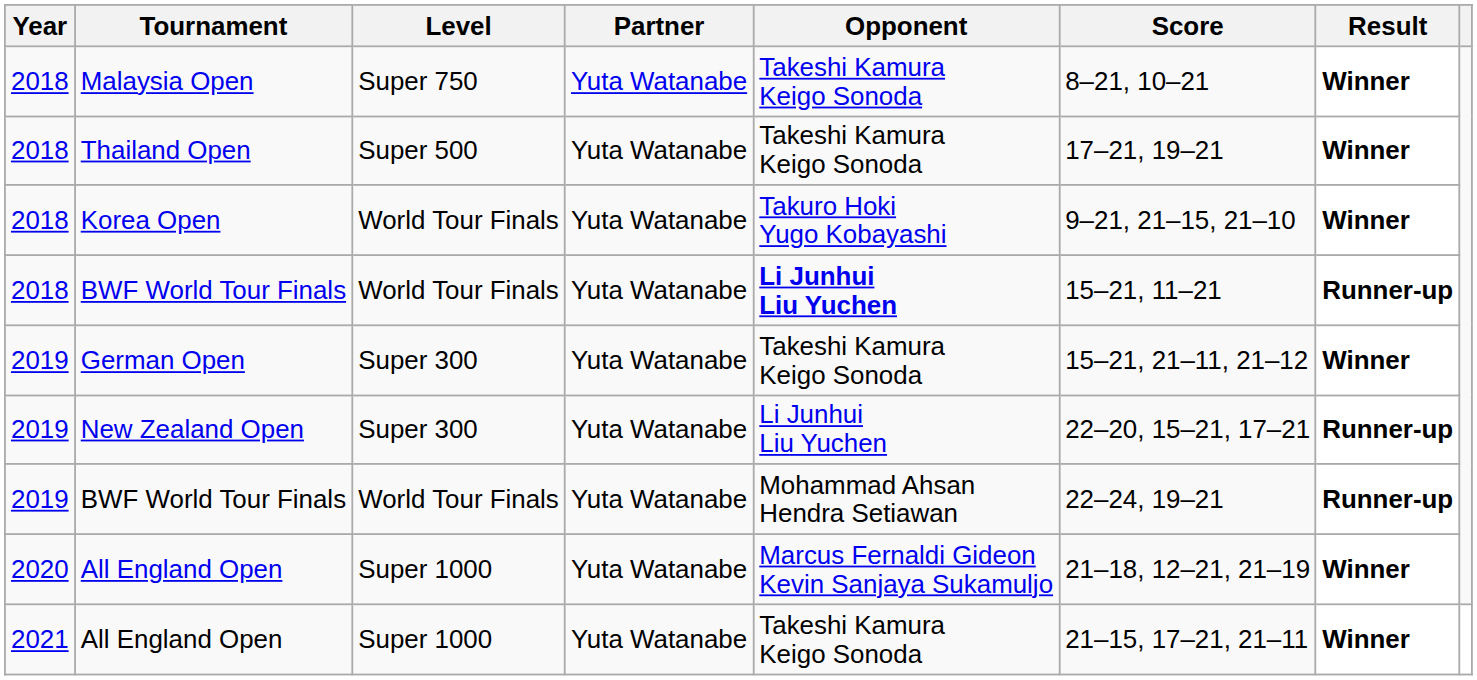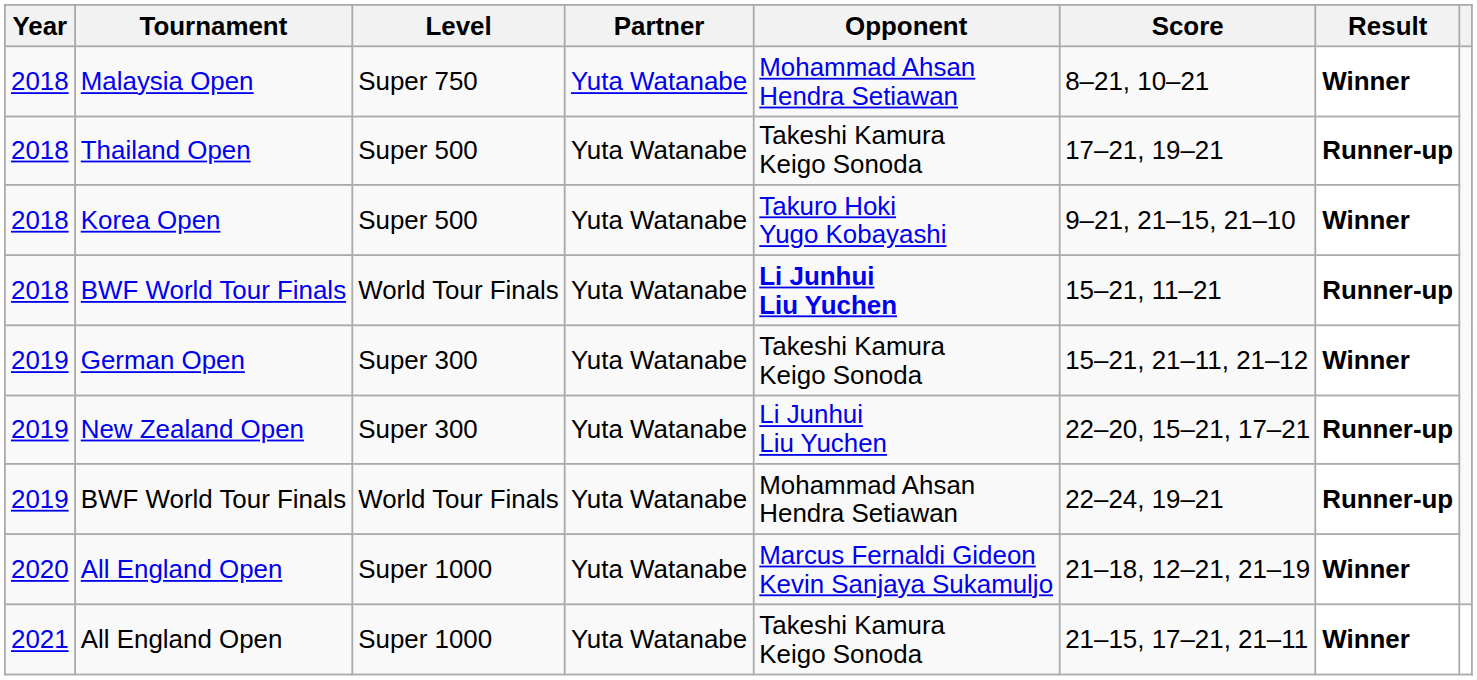(852, 81) Takeshi Kamura Keigo Sonoda -> (867, 81) Mohammad Ahsan Hendra Setiawan
(1366, 151) Winner -> (1388, 151) Runner-up
(459, 221) World Tour Finals -> (418, 221) Super 500
